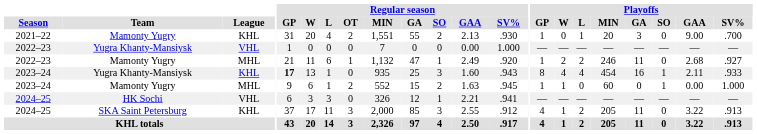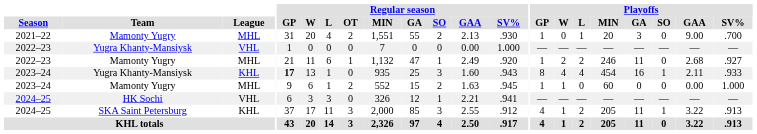(249, 35) KHL -> (249, 35) MHL
(664, 86) 1 -> (664, 86) 0
(664, 111) 0 -> (664, 111) 1
